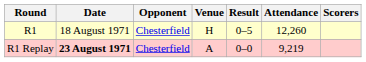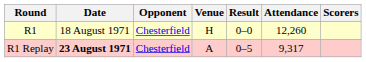(244, 30) 0–5 -> (244, 30) 0–0
(244, 48) 0–0 -> (244, 48) 0–5
(291, 48) 9,219 -> (291, 48) 9,317
